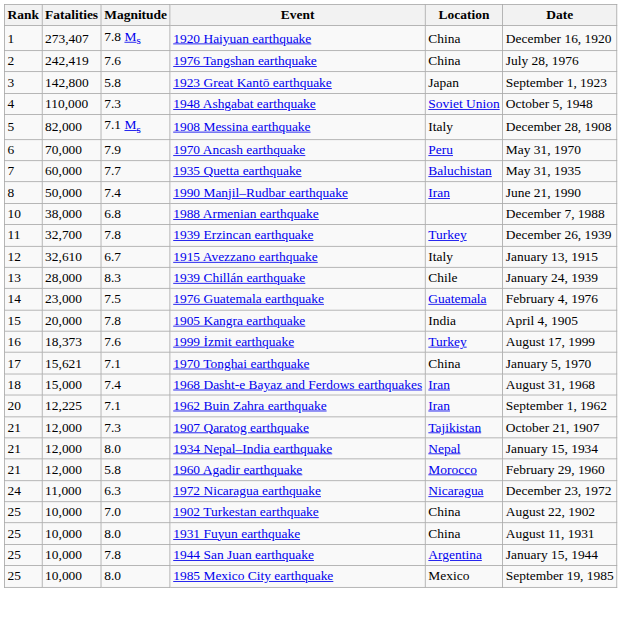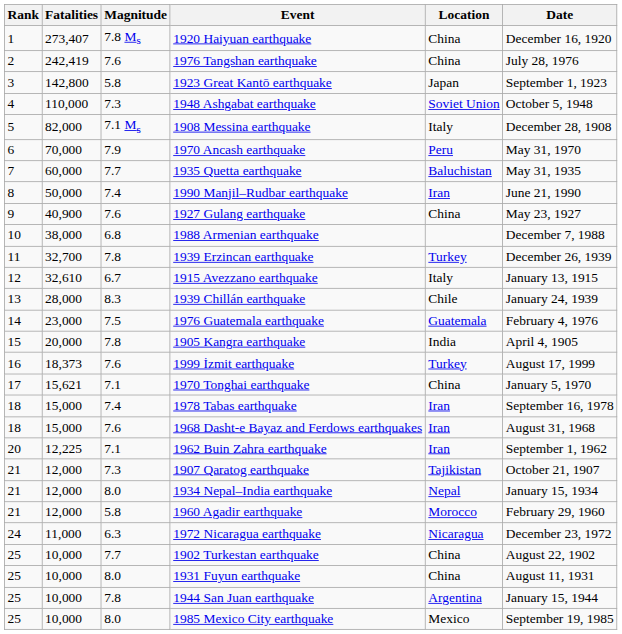+ row: (239, 214)
+ row: (235, 405)
(113, 384) 7.4 -> (113, 427) 7.6
(113, 512) 7.0 -> (113, 555) 7.7
